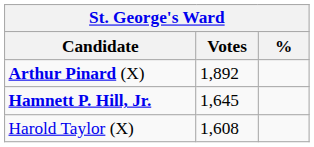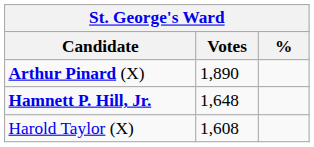(220, 73) 1,892 -> (220, 73) 1,890
(220, 100) 1,645 -> (220, 100) 1,648
